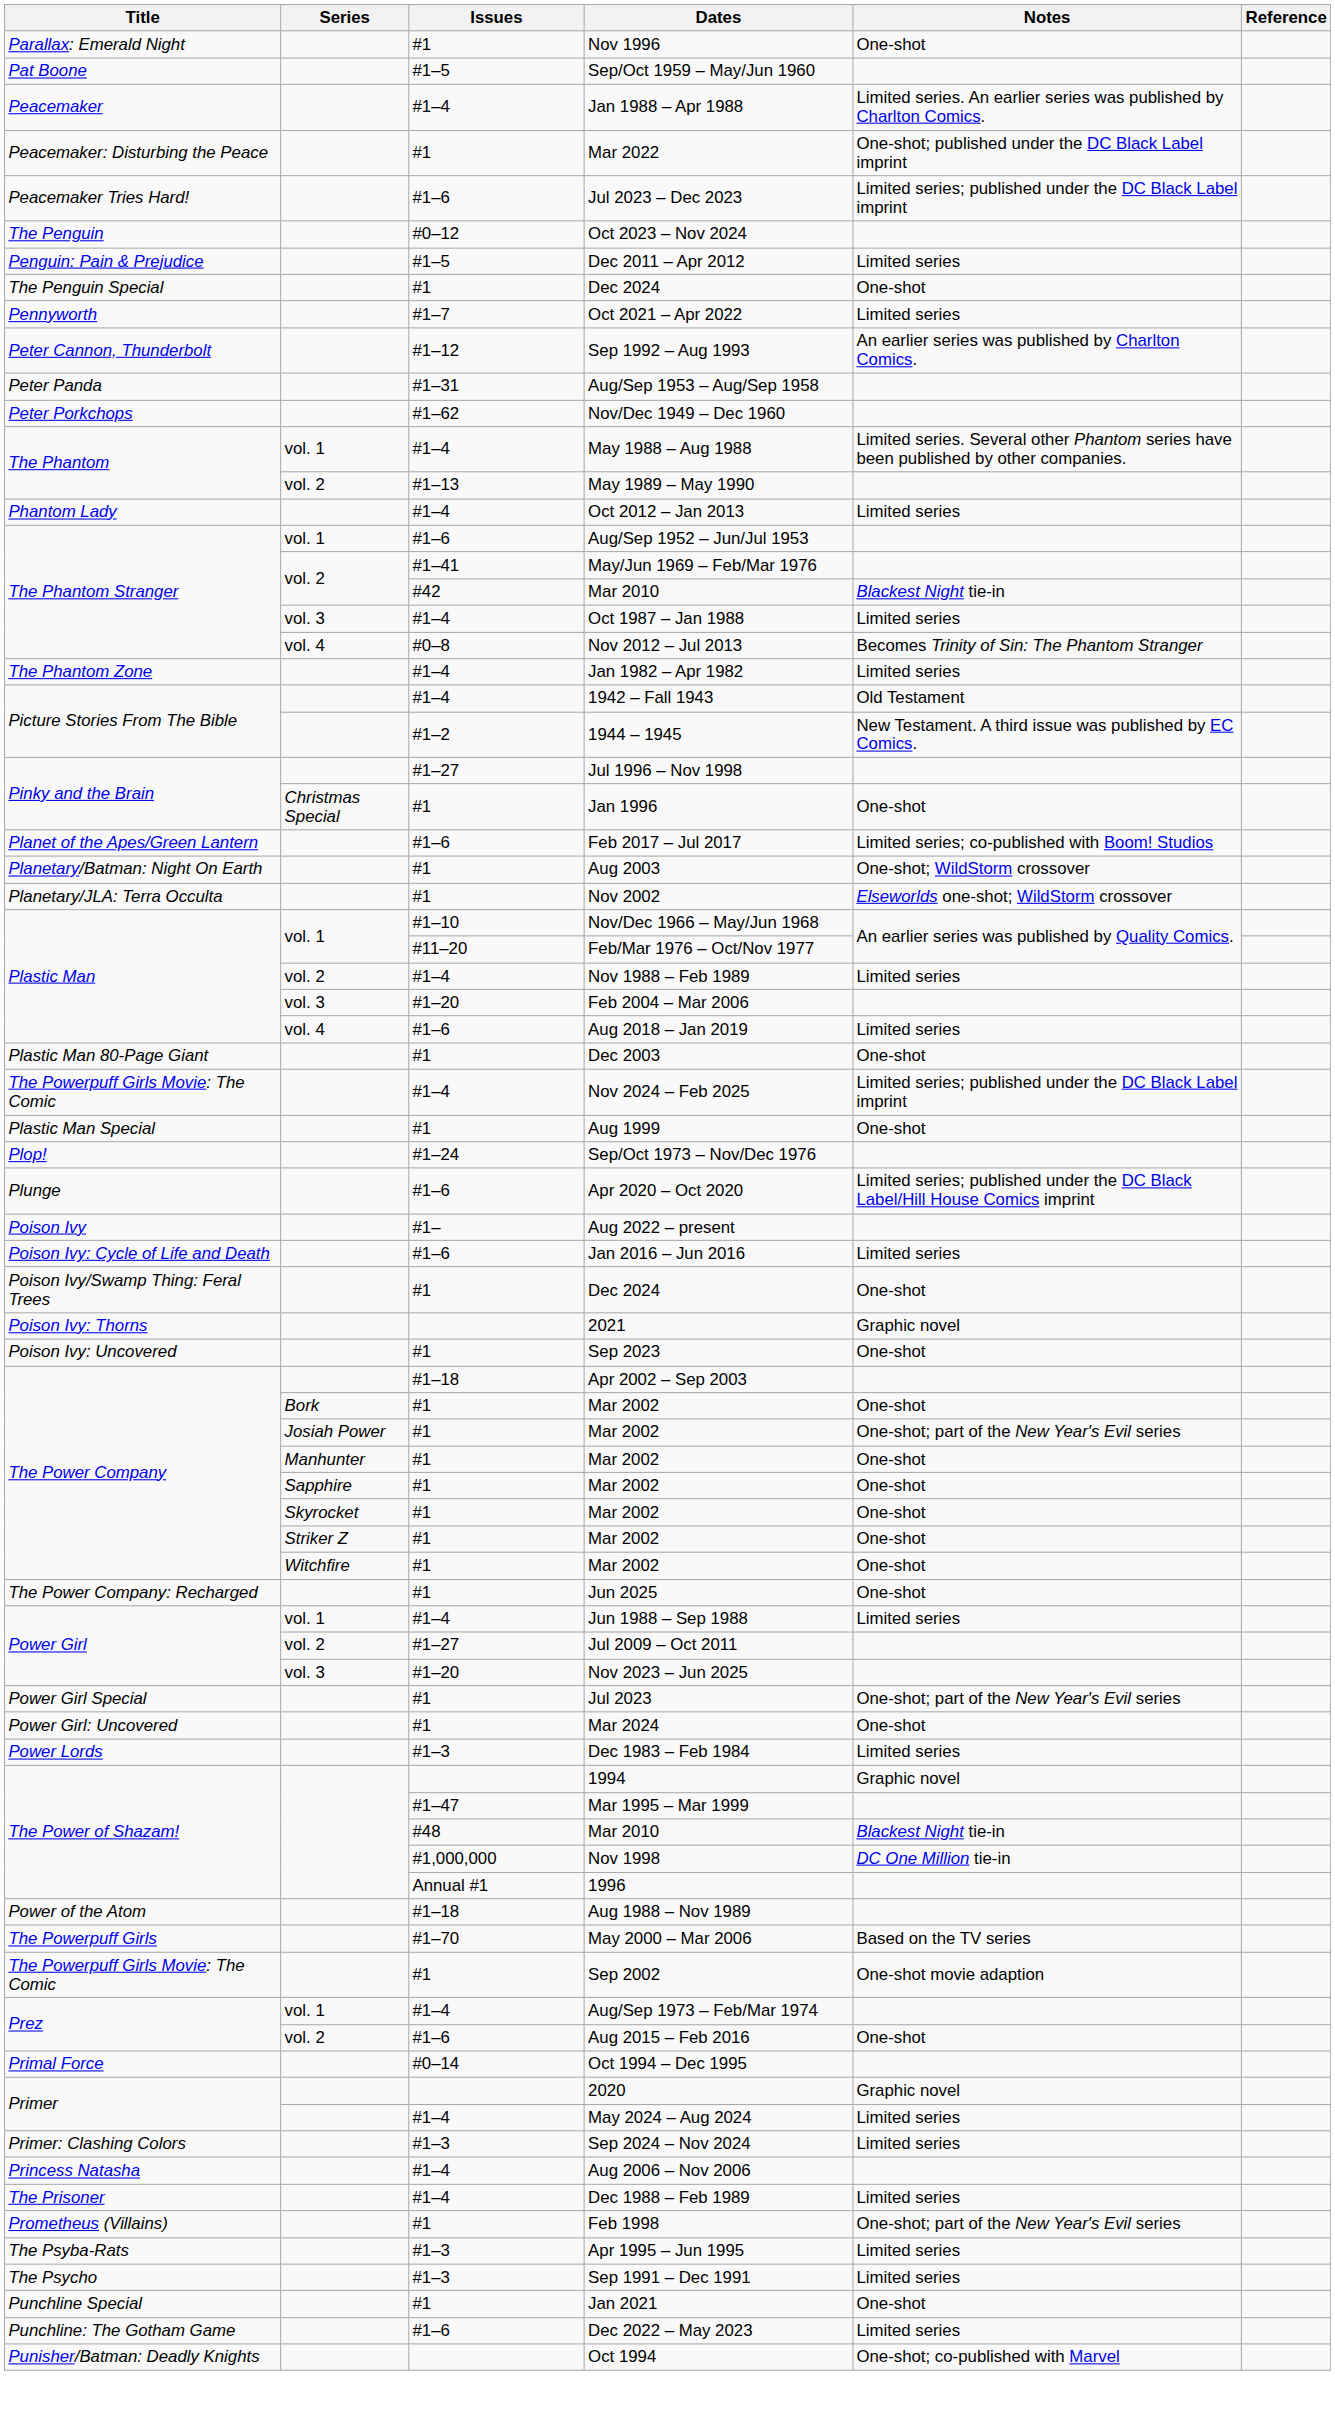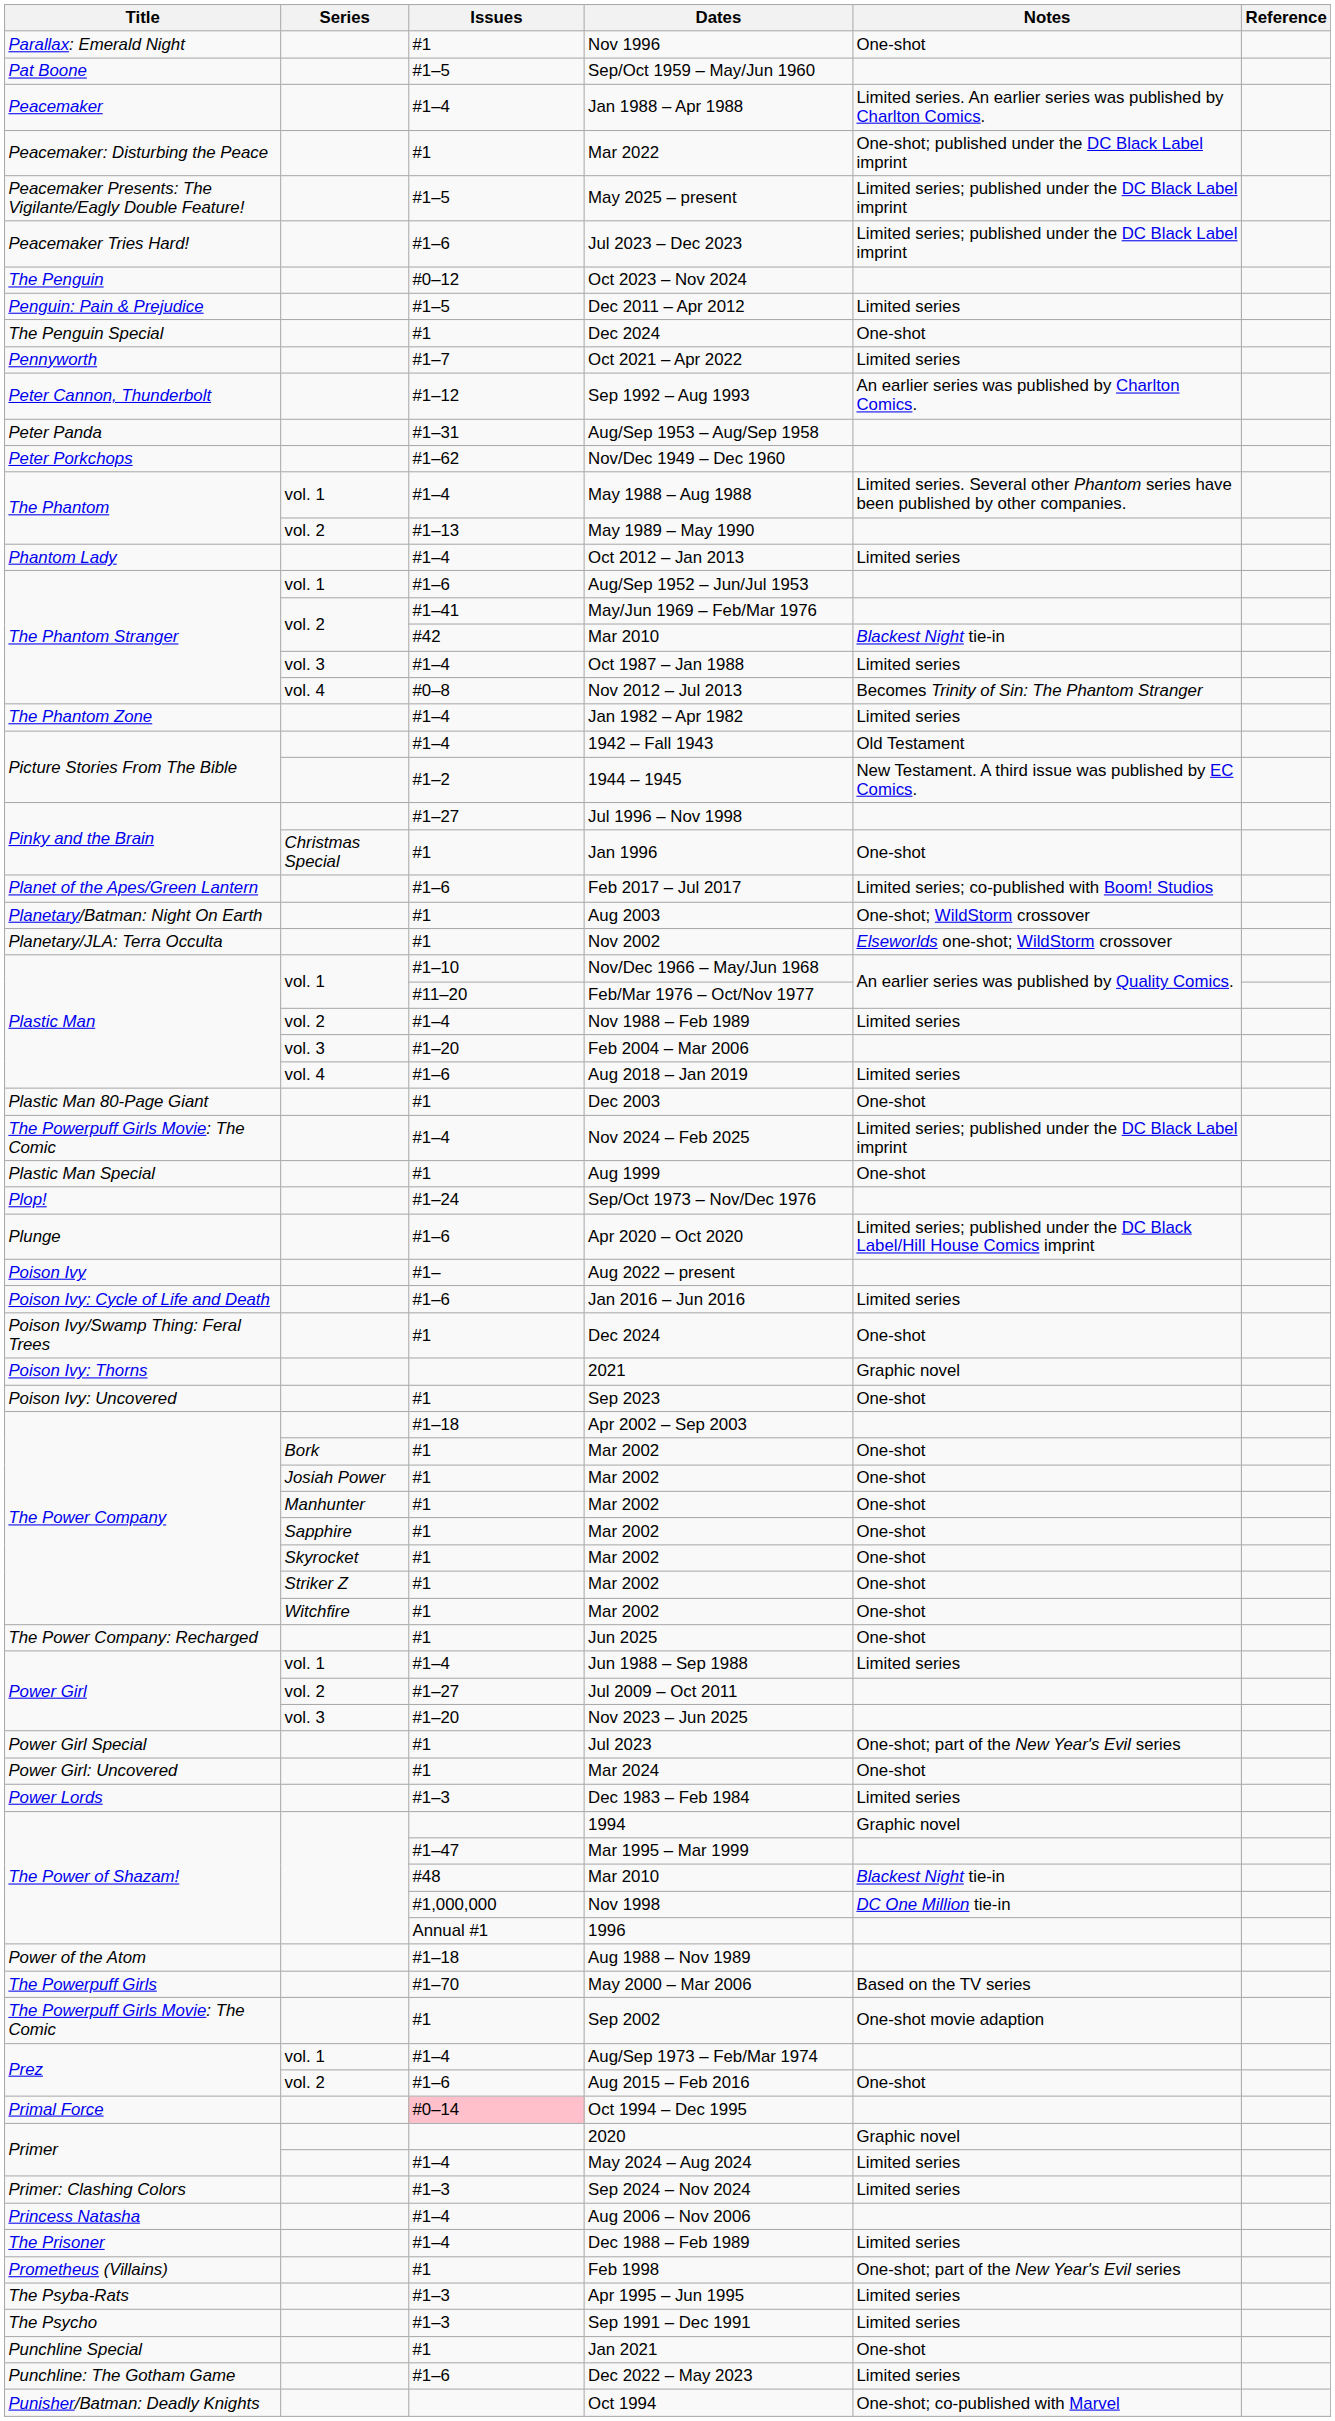+ row: (345, 198)
(1018, 1432) One-shot; part of the New Year's Evil series -> (891, 1477) One-shot
(436, 2064) no background -> (436, 2109) pink background
